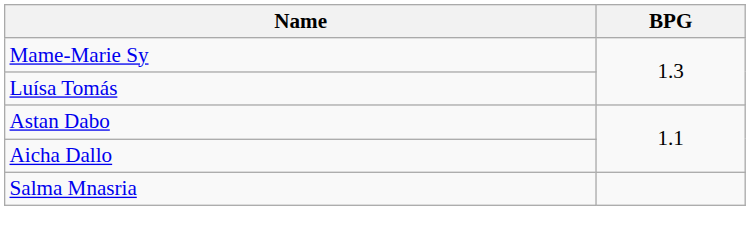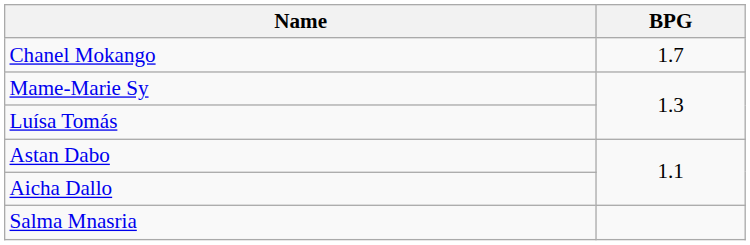+ row: (83, 54)
